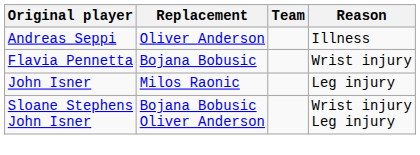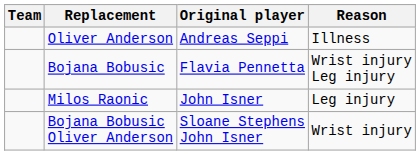columns swapped: (288, 16) <-> (70, 16)
(362, 61) Wrist injury -> (362, 69) Wrist injury Leg injury
(362, 115) Wrist injury Leg injury -> (362, 131) Wrist injury
